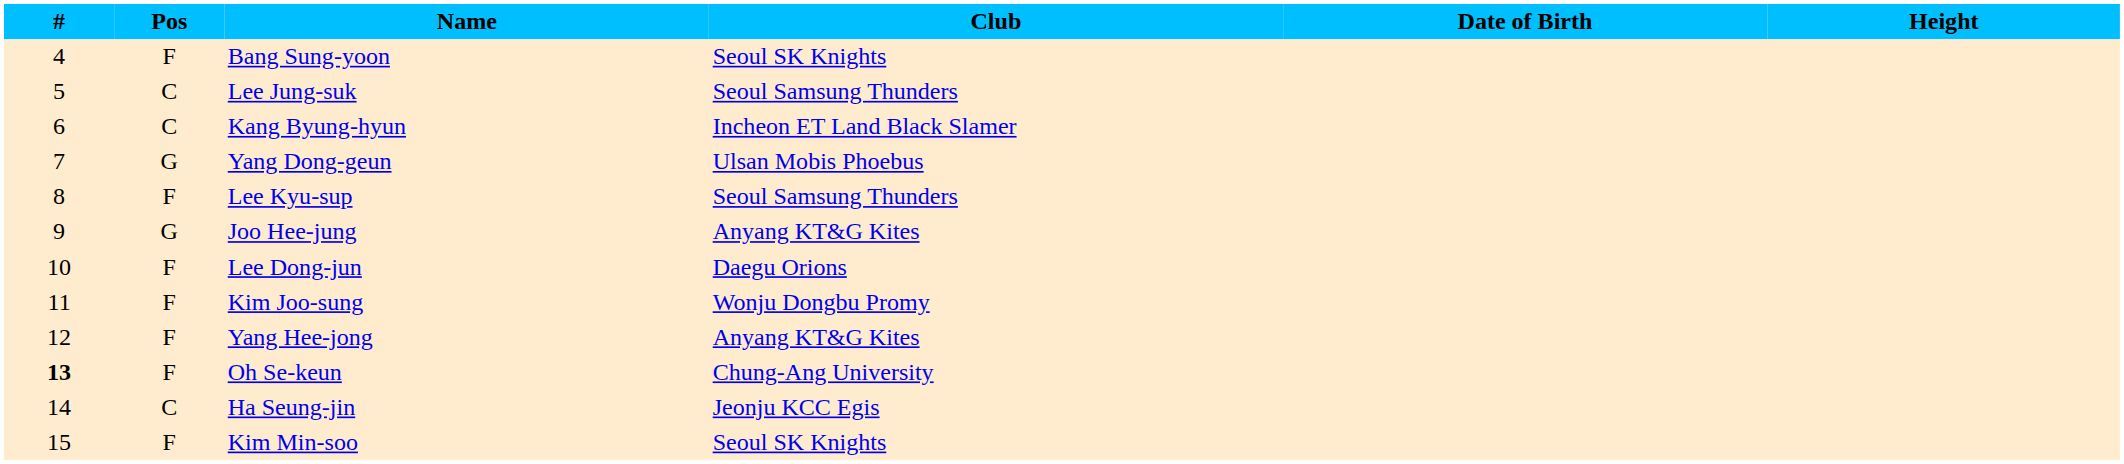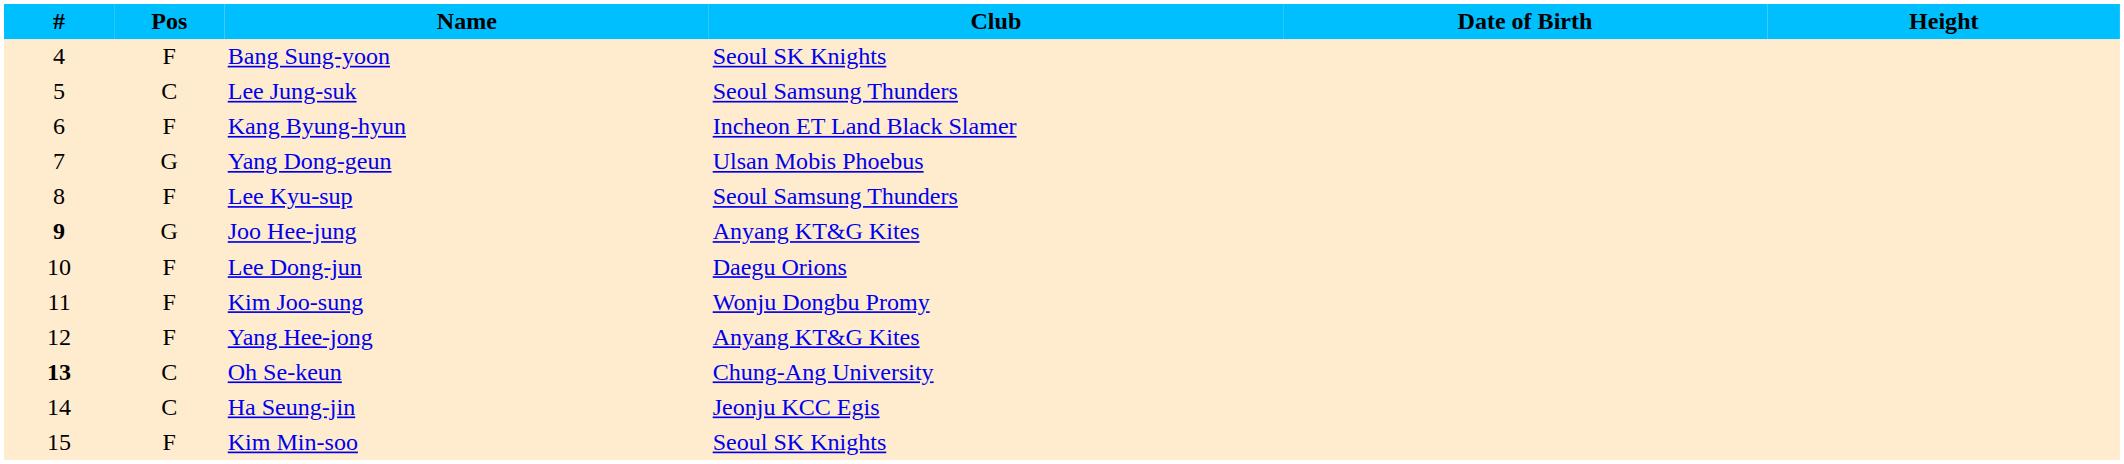(169, 126) C -> (169, 126) F
(59, 231) normal -> (59, 231) bold
(169, 371) F -> (169, 371) C
